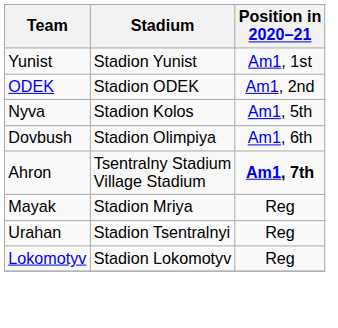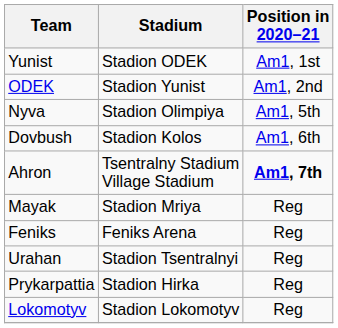(145, 61) Stadion Yunist -> (154, 61) Stadion ODEK
(146, 86) Stadion ODEK -> (153, 86) Stadion Yunist
(144, 112) Stadion Kolos -> (163, 112) Stadion Olimpiya
(155, 138) Stadion Olimpiya -> (152, 138) Stadion Kolos
+ row: (32, 233)
+ row: (51, 284)
